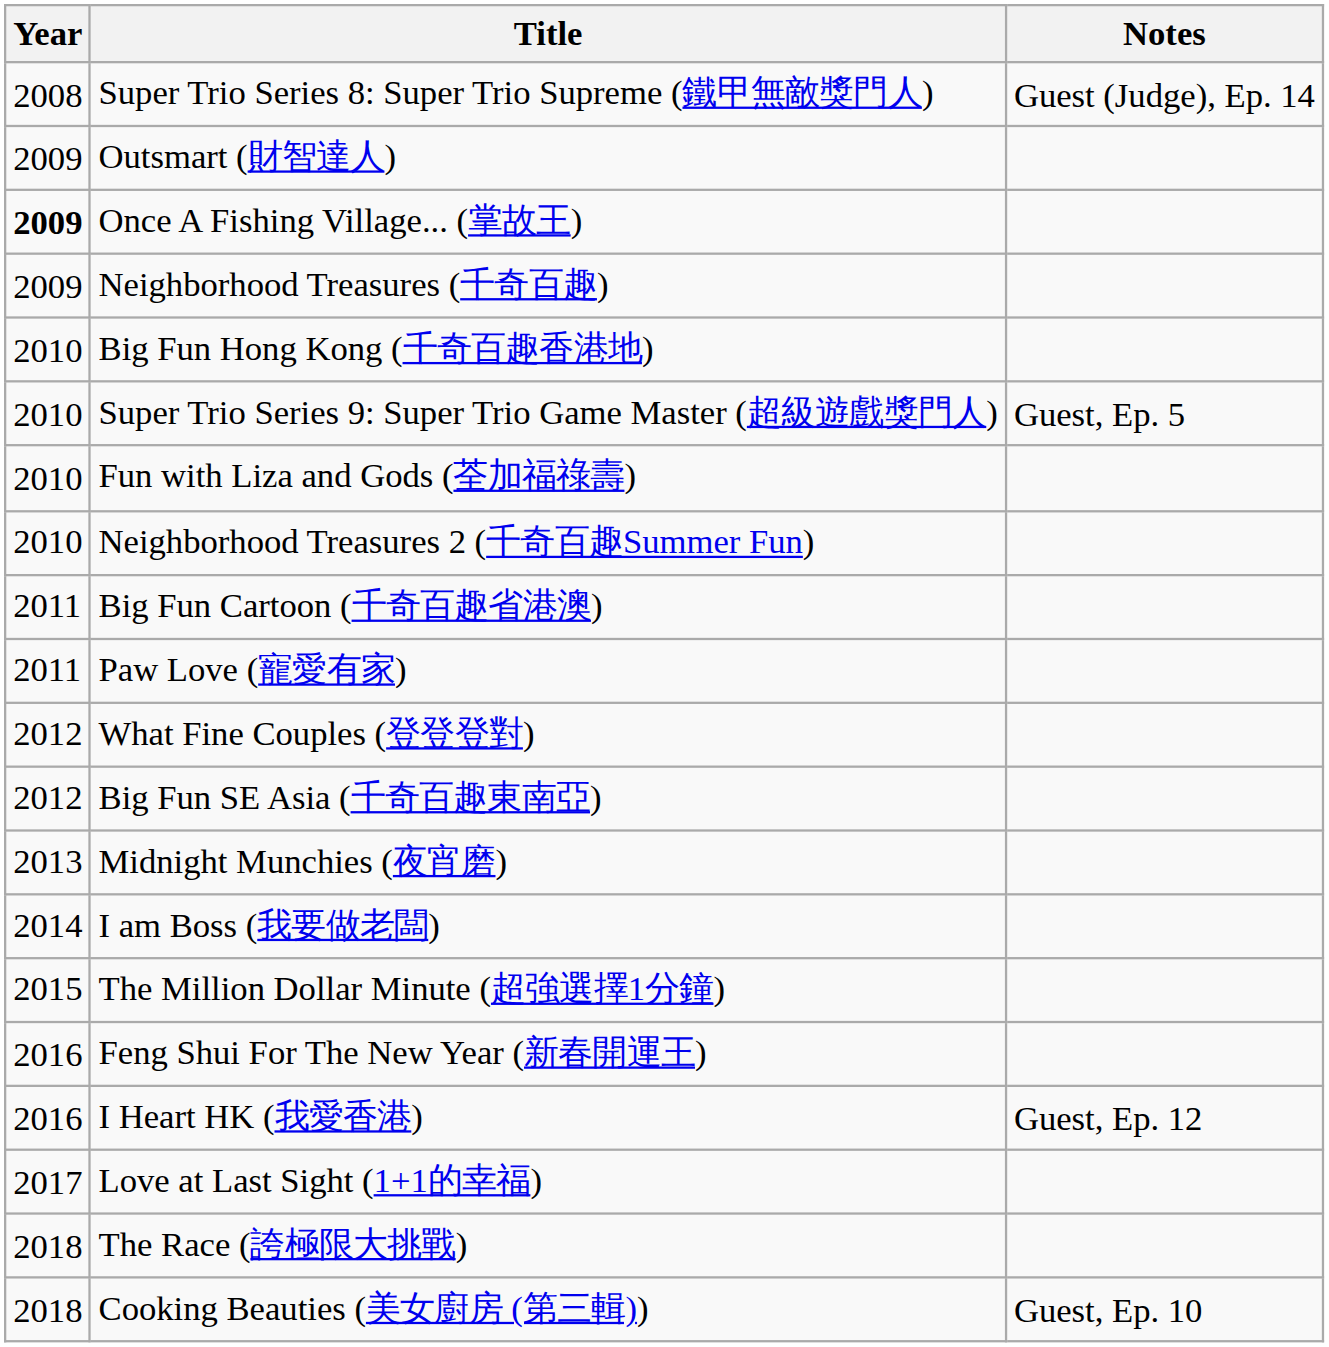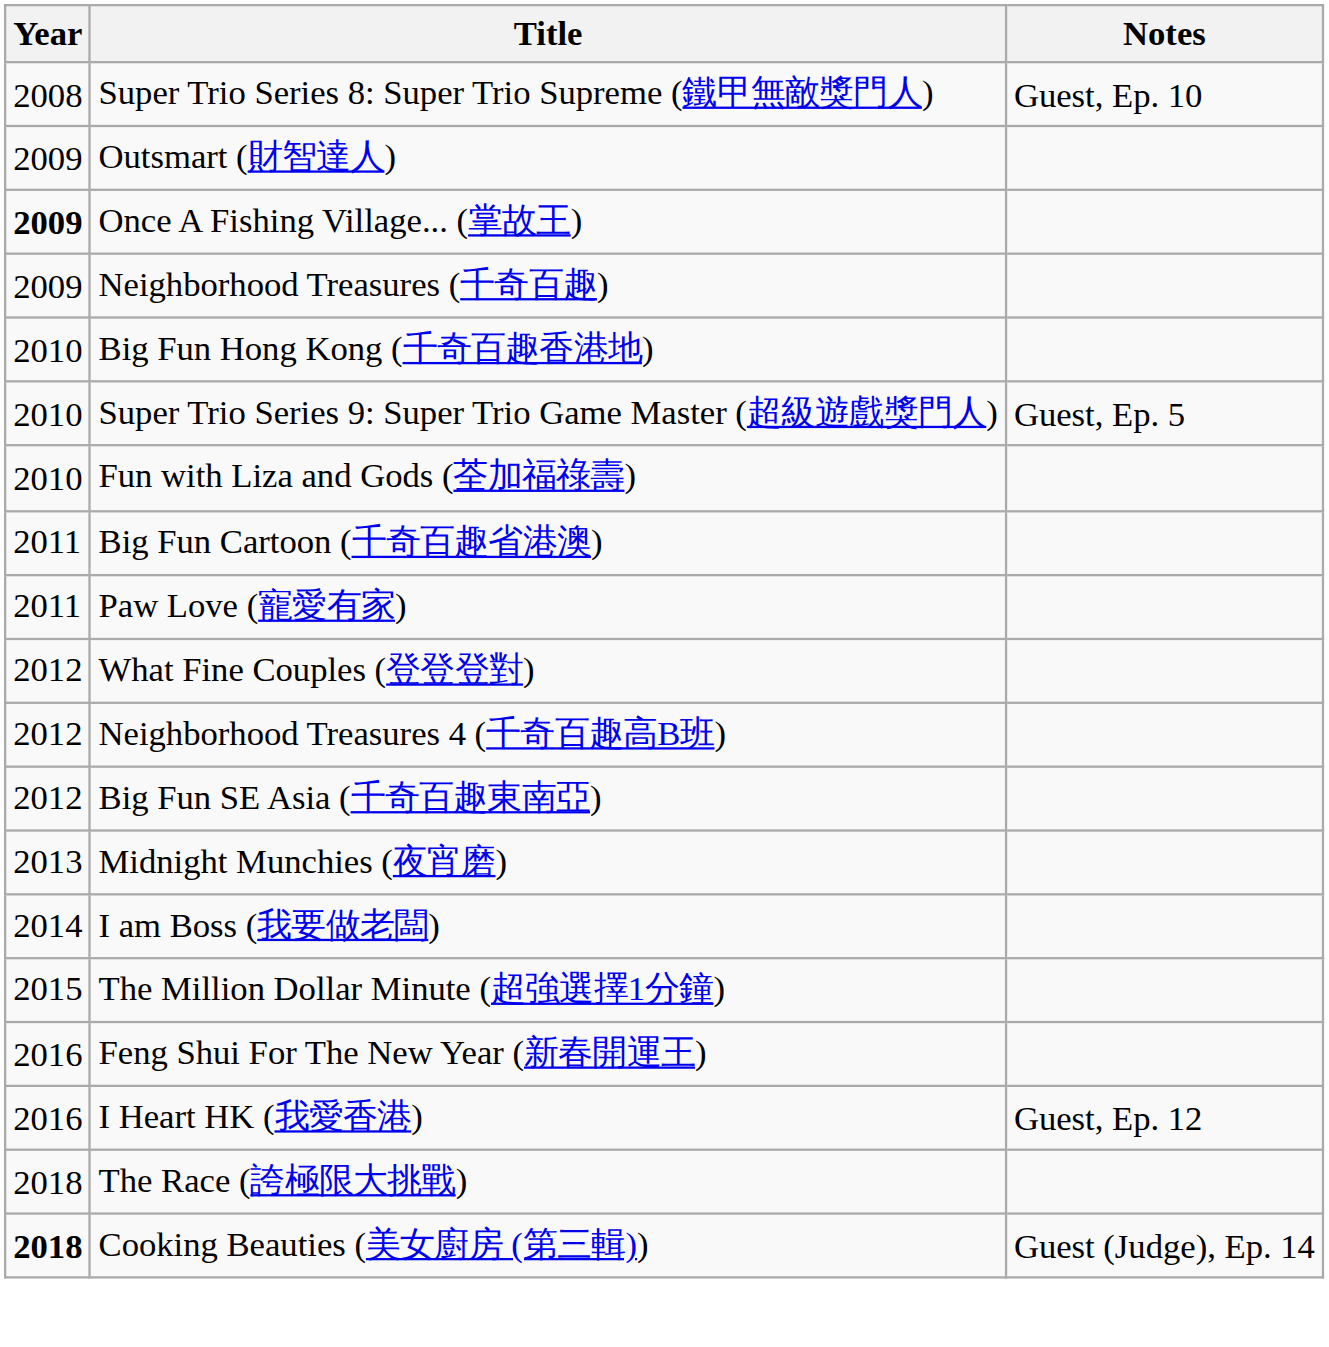(1164, 93) Guest (Judge), Ep. 14 -> (1108, 93) Guest, Ep. 10
- row: (456, 540)
+ row: (412, 732)
- row: (320, 1180)
(48, 1309) normal -> (48, 1245) bold
(1108, 1309) Guest, Ep. 10 -> (1164, 1245) Guest (Judge), Ep. 14
